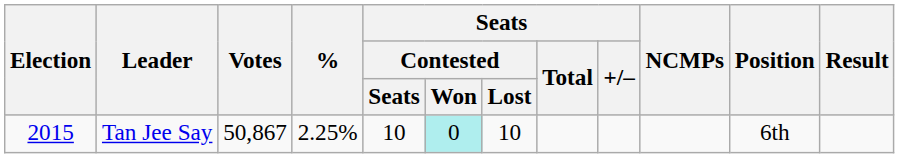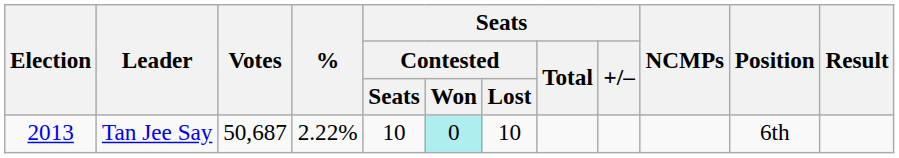(51, 133) 2015 -> (51, 133) 2013
(255, 133) 50,867 -> (255, 133) 50,687
(328, 133) 2.25% -> (328, 133) 2.22%
